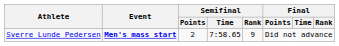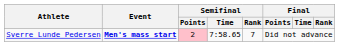(193, 35) no background -> (193, 35) pink background
(253, 35) 9 -> (253, 35) 7
